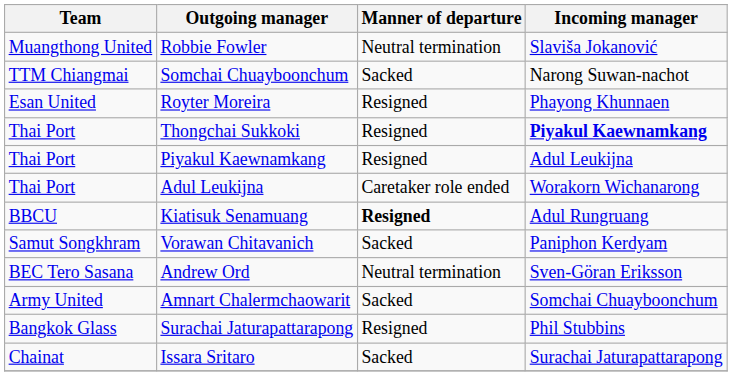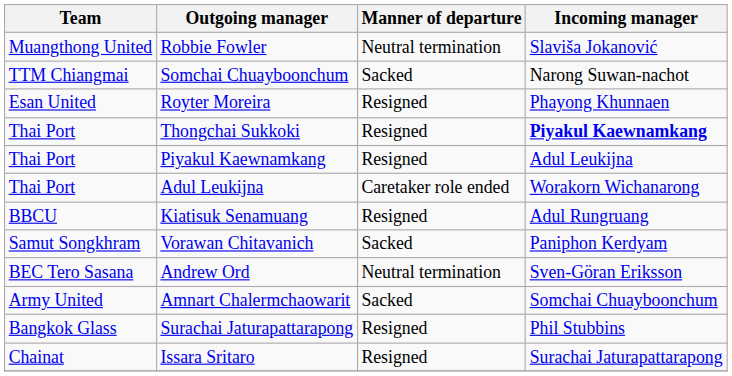(396, 215) bold -> (394, 215) normal
(387, 356) Sacked -> (394, 356) Resigned
